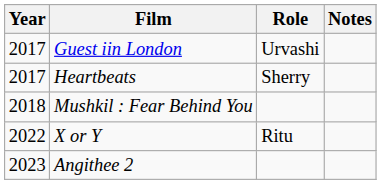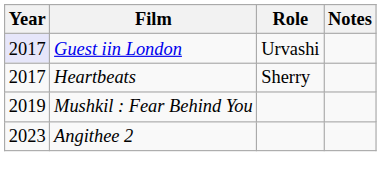(27, 48) no background -> (27, 48) lavender background
(27, 106) 2018 -> (27, 106) 2019
- row: (78, 135)
